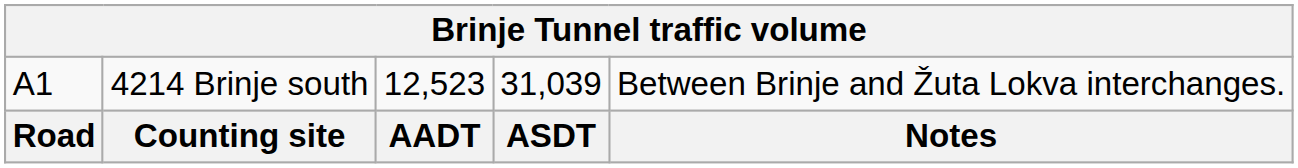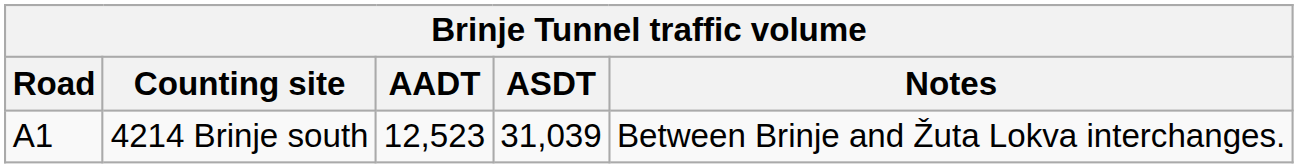rows swapped: (54, 135) <-> (33, 83)
